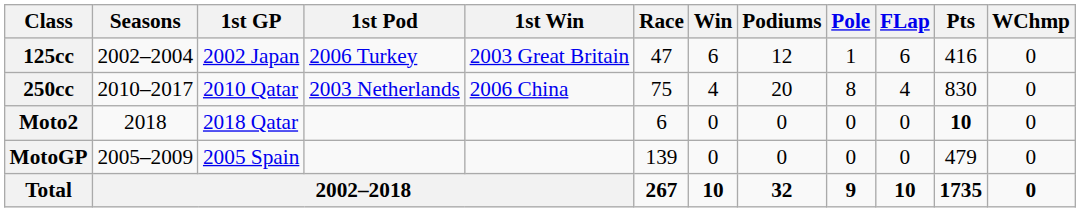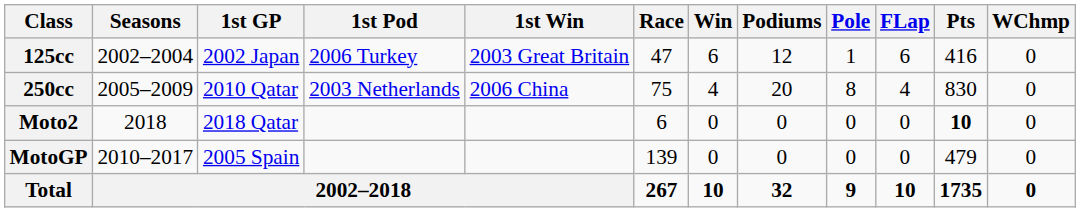(145, 88) 2010–2017 -> (145, 88) 2005–2009
(145, 156) 2005–2009 -> (145, 156) 2010–2017
